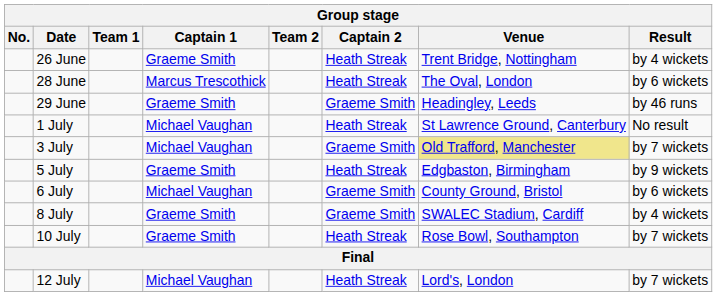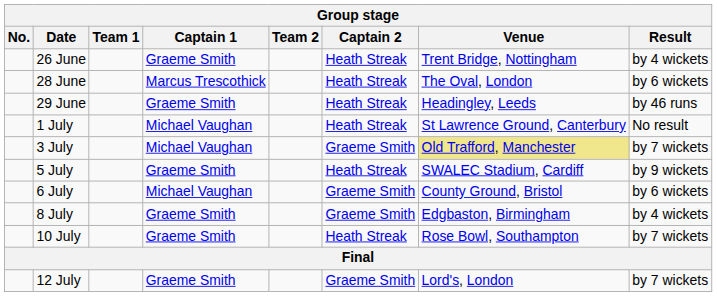(370, 103) Graeme Smith -> (366, 103) Heath Streak
(496, 170) Edgbaston, Birmingham -> (502, 170) SWALEC Stadium, Cardiff
(502, 214) SWALEC Stadium, Cardiff -> (496, 214) Edgbaston, Birmingham
(199, 280) Michael Vaughan -> (191, 280) Graeme Smith
(366, 280) Heath Streak -> (370, 280) Graeme Smith
